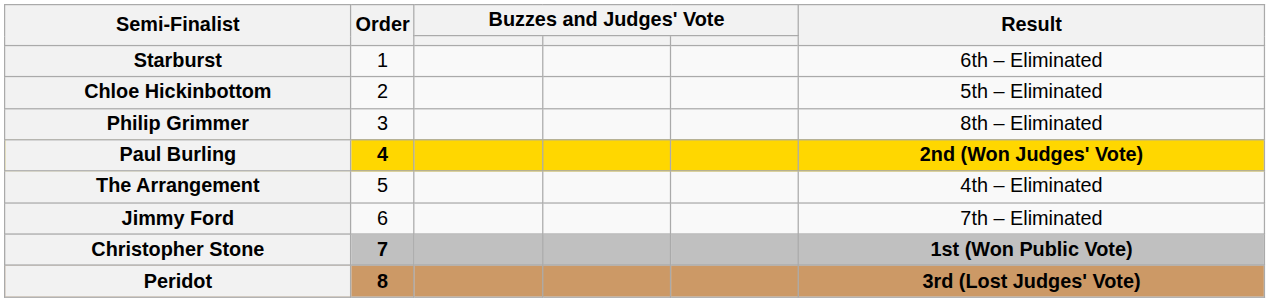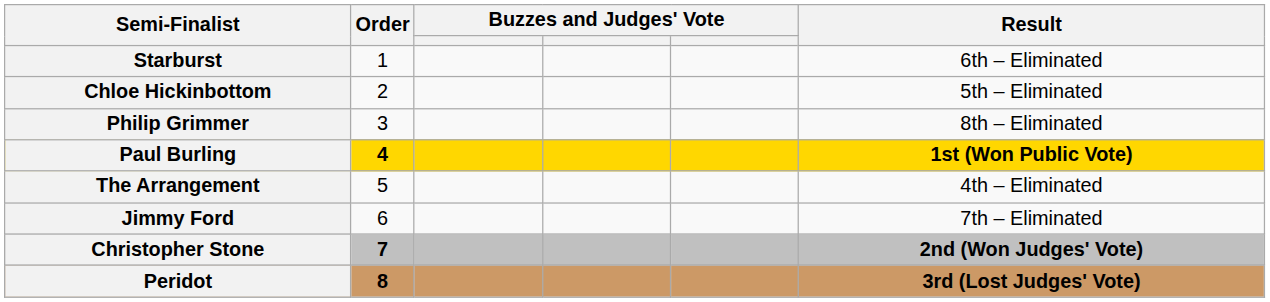(1032, 155) 2nd (Won Judges' Vote) -> (1032, 155) 1st (Won Public Vote)
(1032, 249) 1st (Won Public Vote) -> (1032, 249) 2nd (Won Judges' Vote)
